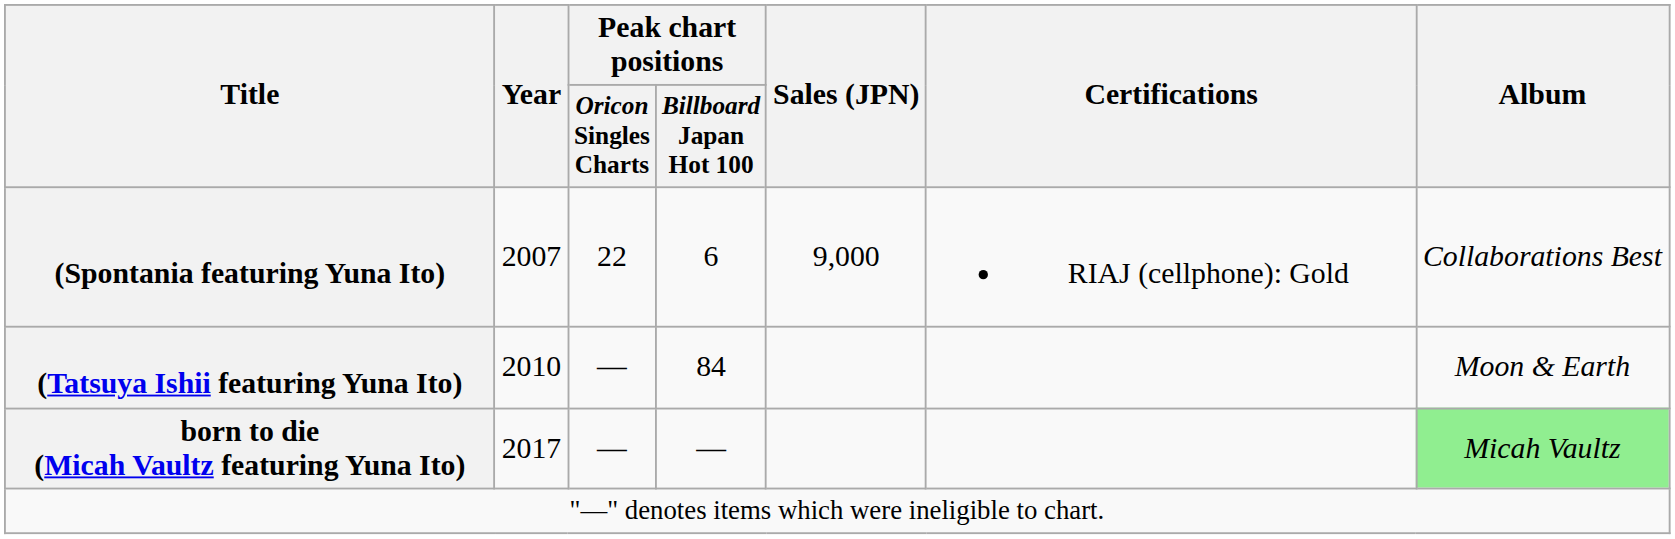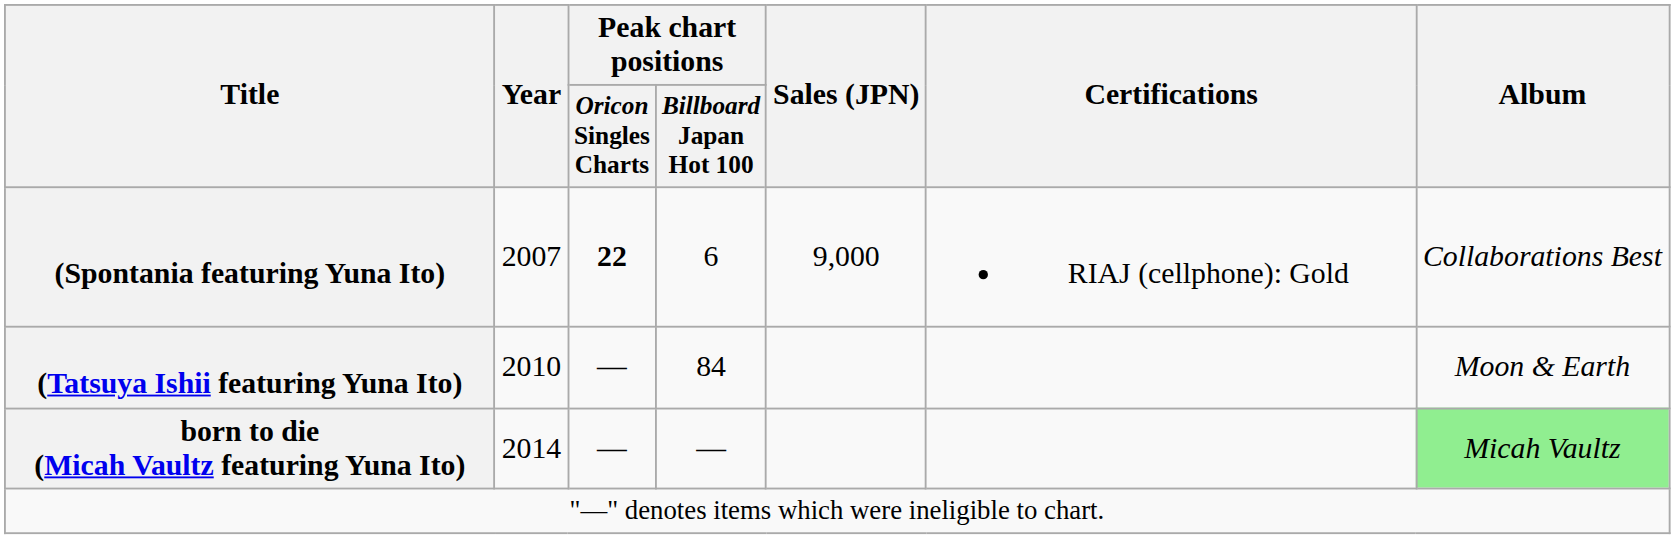(612, 256) normal -> (612, 256) bold
(531, 447) 2017 -> (531, 447) 2014
